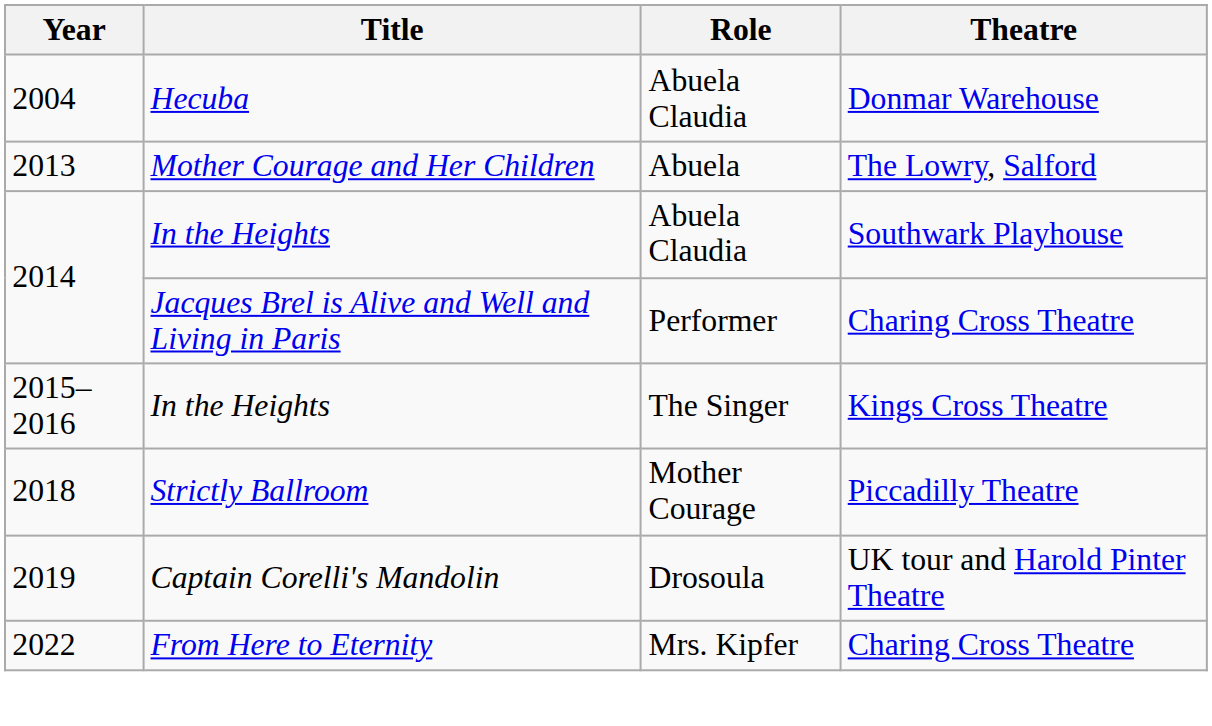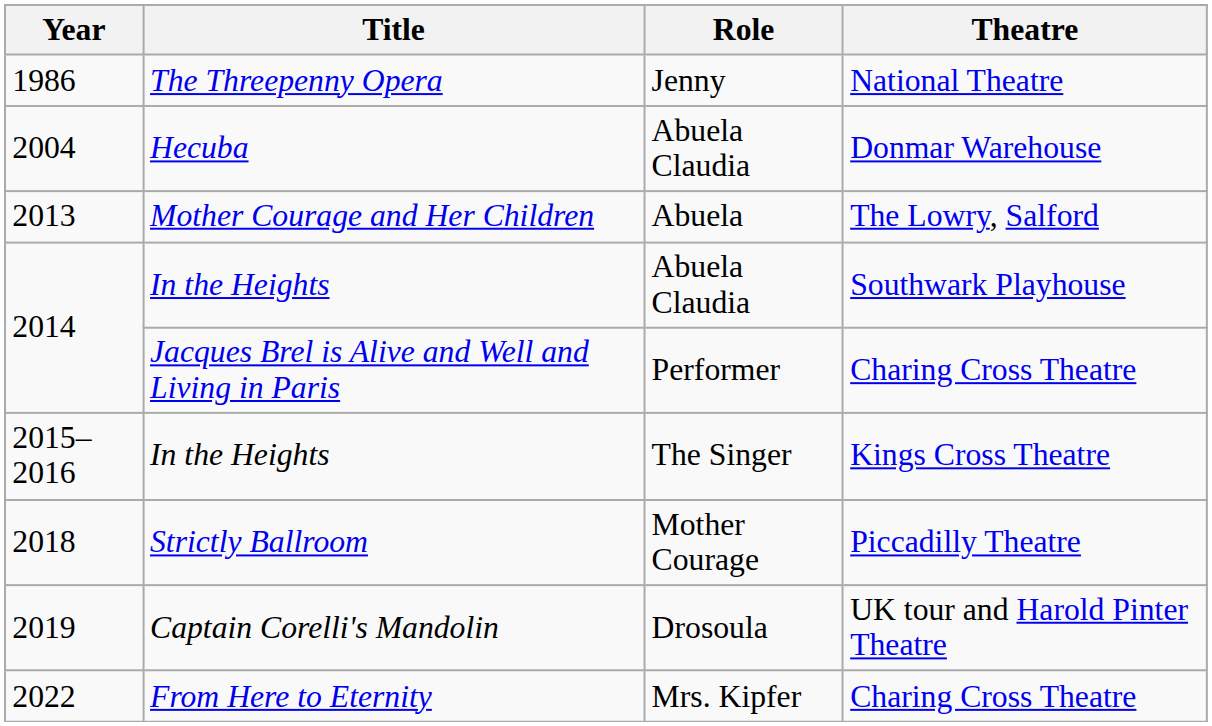+ row: (44, 79)
